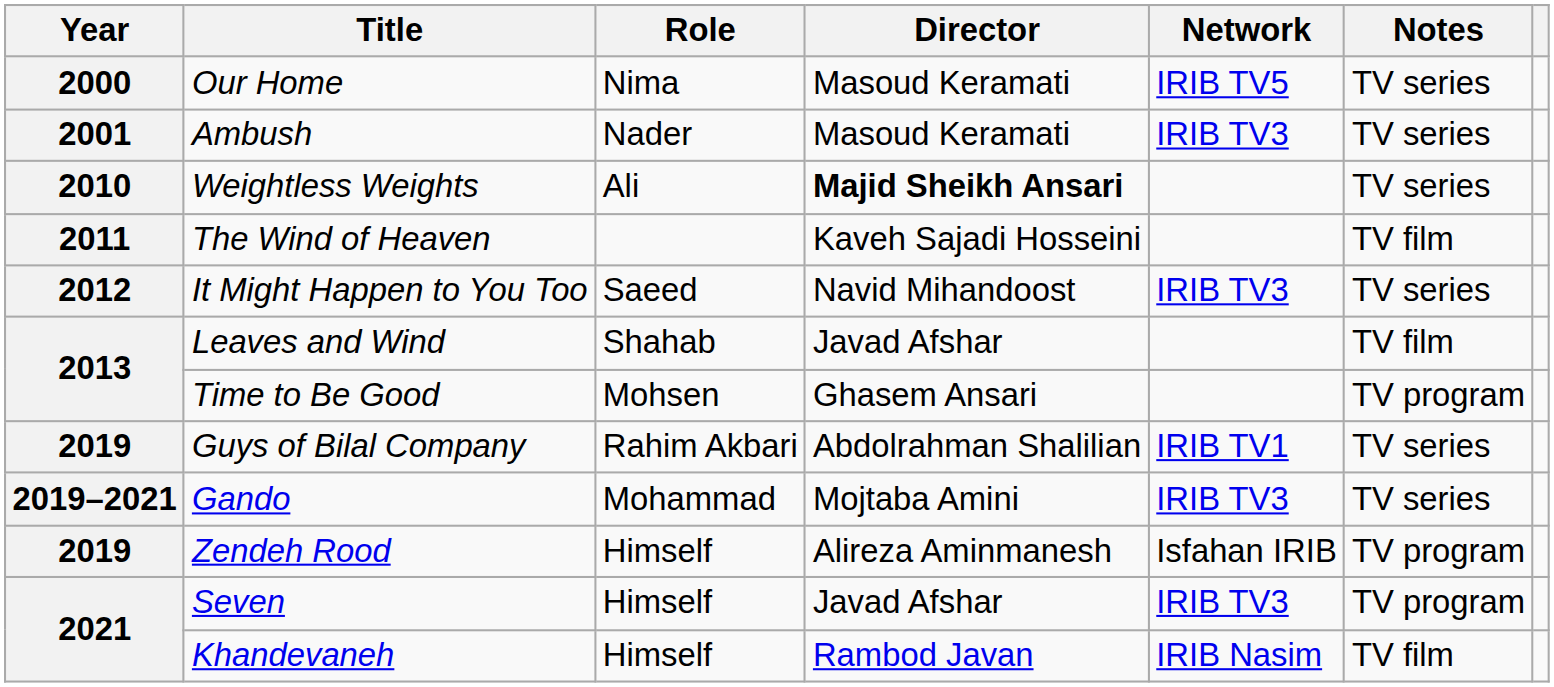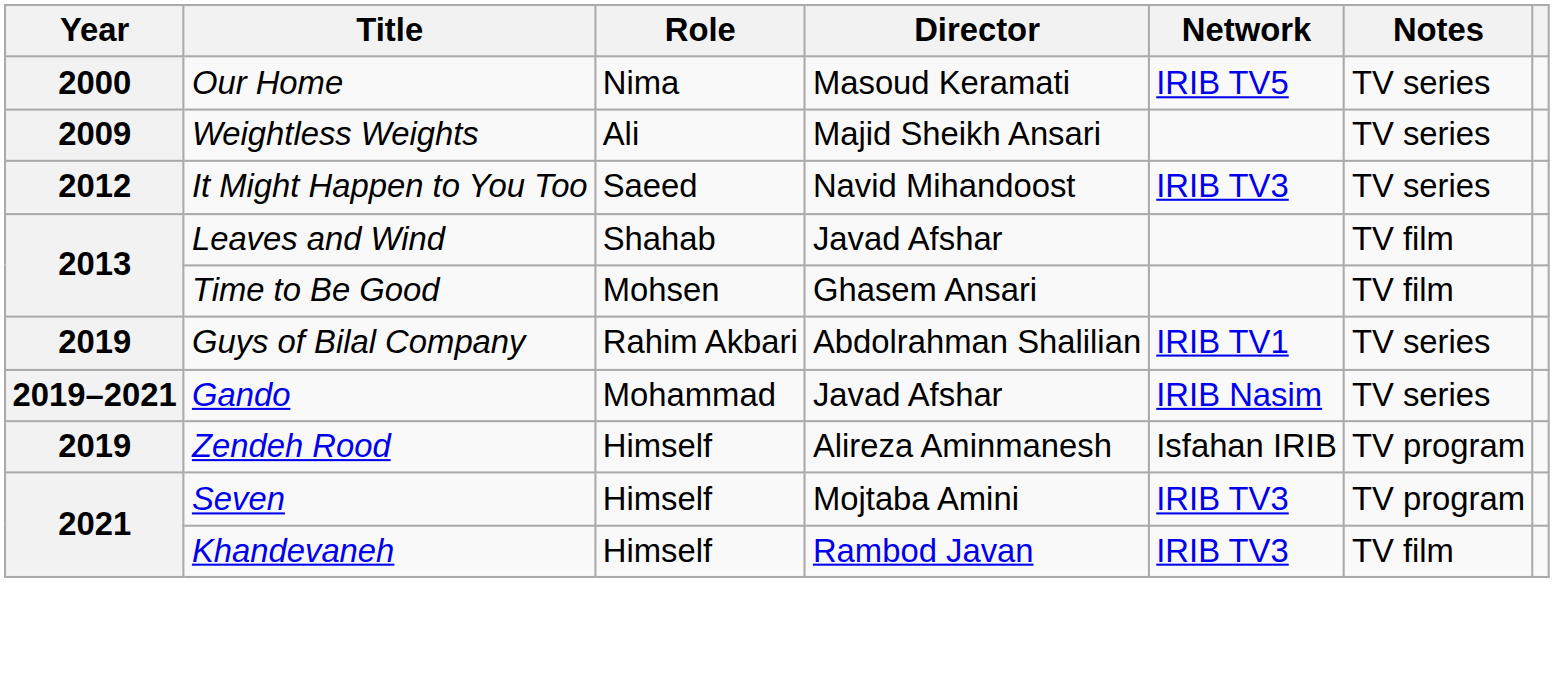- row: (252, 134)
(95, 186) 2010 -> (95, 134) 2009
(968, 186) bold -> (957, 134) normal
- row: (341, 238)
(1438, 394) TV program -> (1403, 290) TV film
(916, 498) Mojtaba Amini -> (908, 394) Javad Afshar
(1223, 498) IRIB TV3 -> (1239, 394) IRIB Nasim
(908, 602) Javad Afshar -> (916, 498) Mojtaba Amini
(1239, 654) IRIB Nasim -> (1223, 550) IRIB TV3
